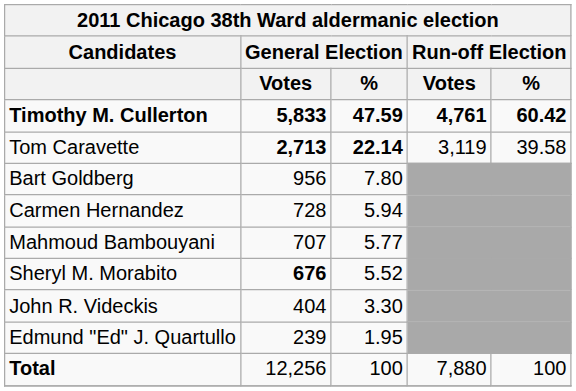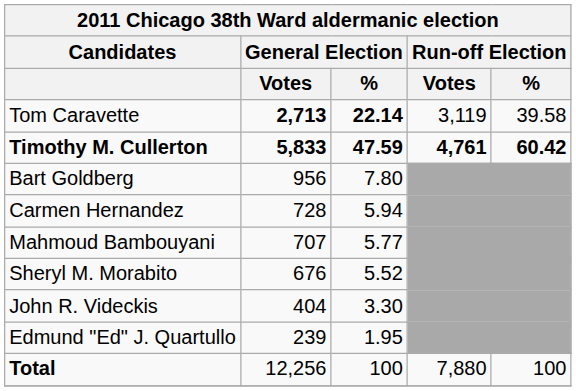rows swapped: (108, 115) <-> (74, 147)
(310, 274) bold -> (310, 274) normal
